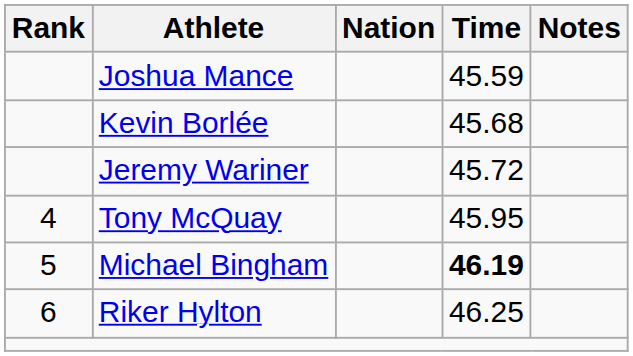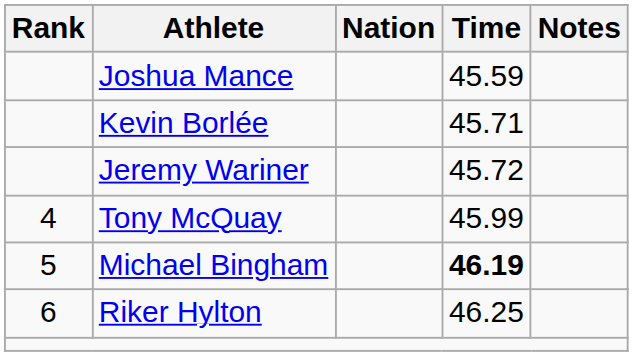(486, 123) 45.68 -> (486, 123) 45.71
(486, 218) 45.95 -> (486, 218) 45.99
